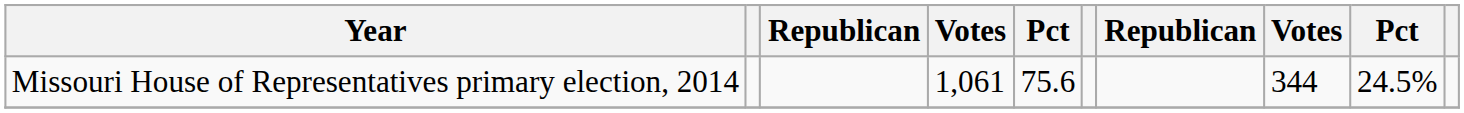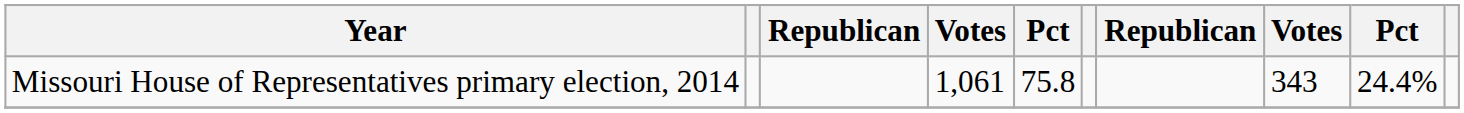(1048, 81) 75.6 -> (1048, 81) 75.8
(1294, 81) 344 -> (1294, 81) 343
(1397, 81) 24.5% -> (1397, 81) 24.4%
